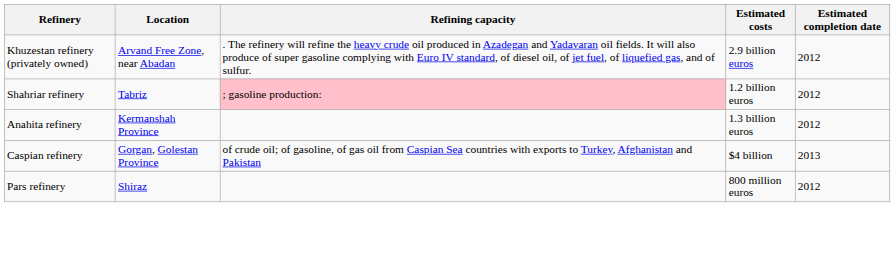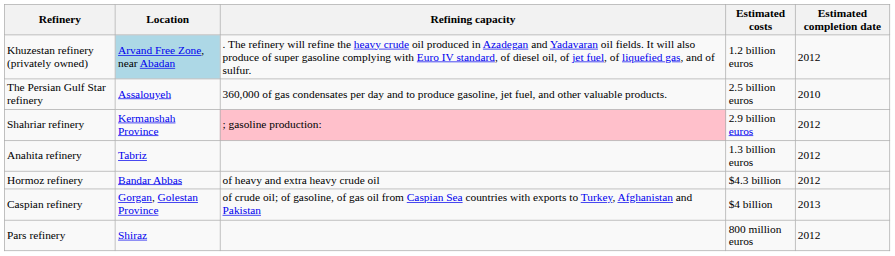(161, 57) no background -> (161, 57) lightblue background
(752, 57) 2.9 billion euros -> (752, 57) 1.2 billion euros
+ row: (56, 94)
(132, 94) Tabriz -> (147, 125) Kermanshah Province
(752, 94) 1.2 billion euros -> (752, 125) 2.9 billion euros
(147, 125) Kermanshah Province -> (132, 155) Tabriz
+ row: (45, 180)
